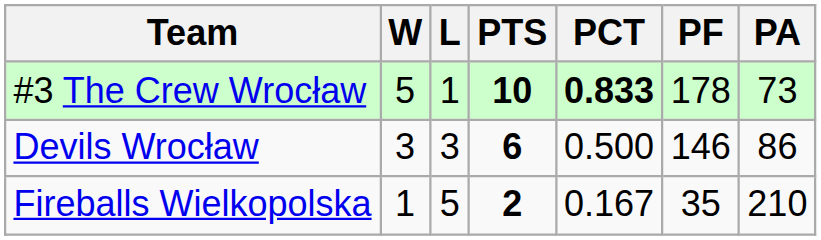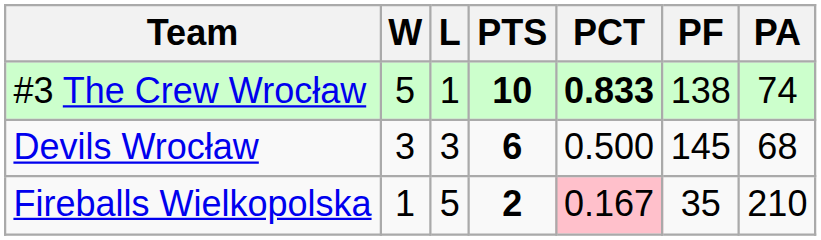(701, 90) 178 -> (701, 90) 138
(777, 90) 73 -> (777, 90) 74
(701, 147) 146 -> (701, 147) 145
(777, 147) 86 -> (777, 147) 68
(609, 204) no background -> (609, 204) pink background
